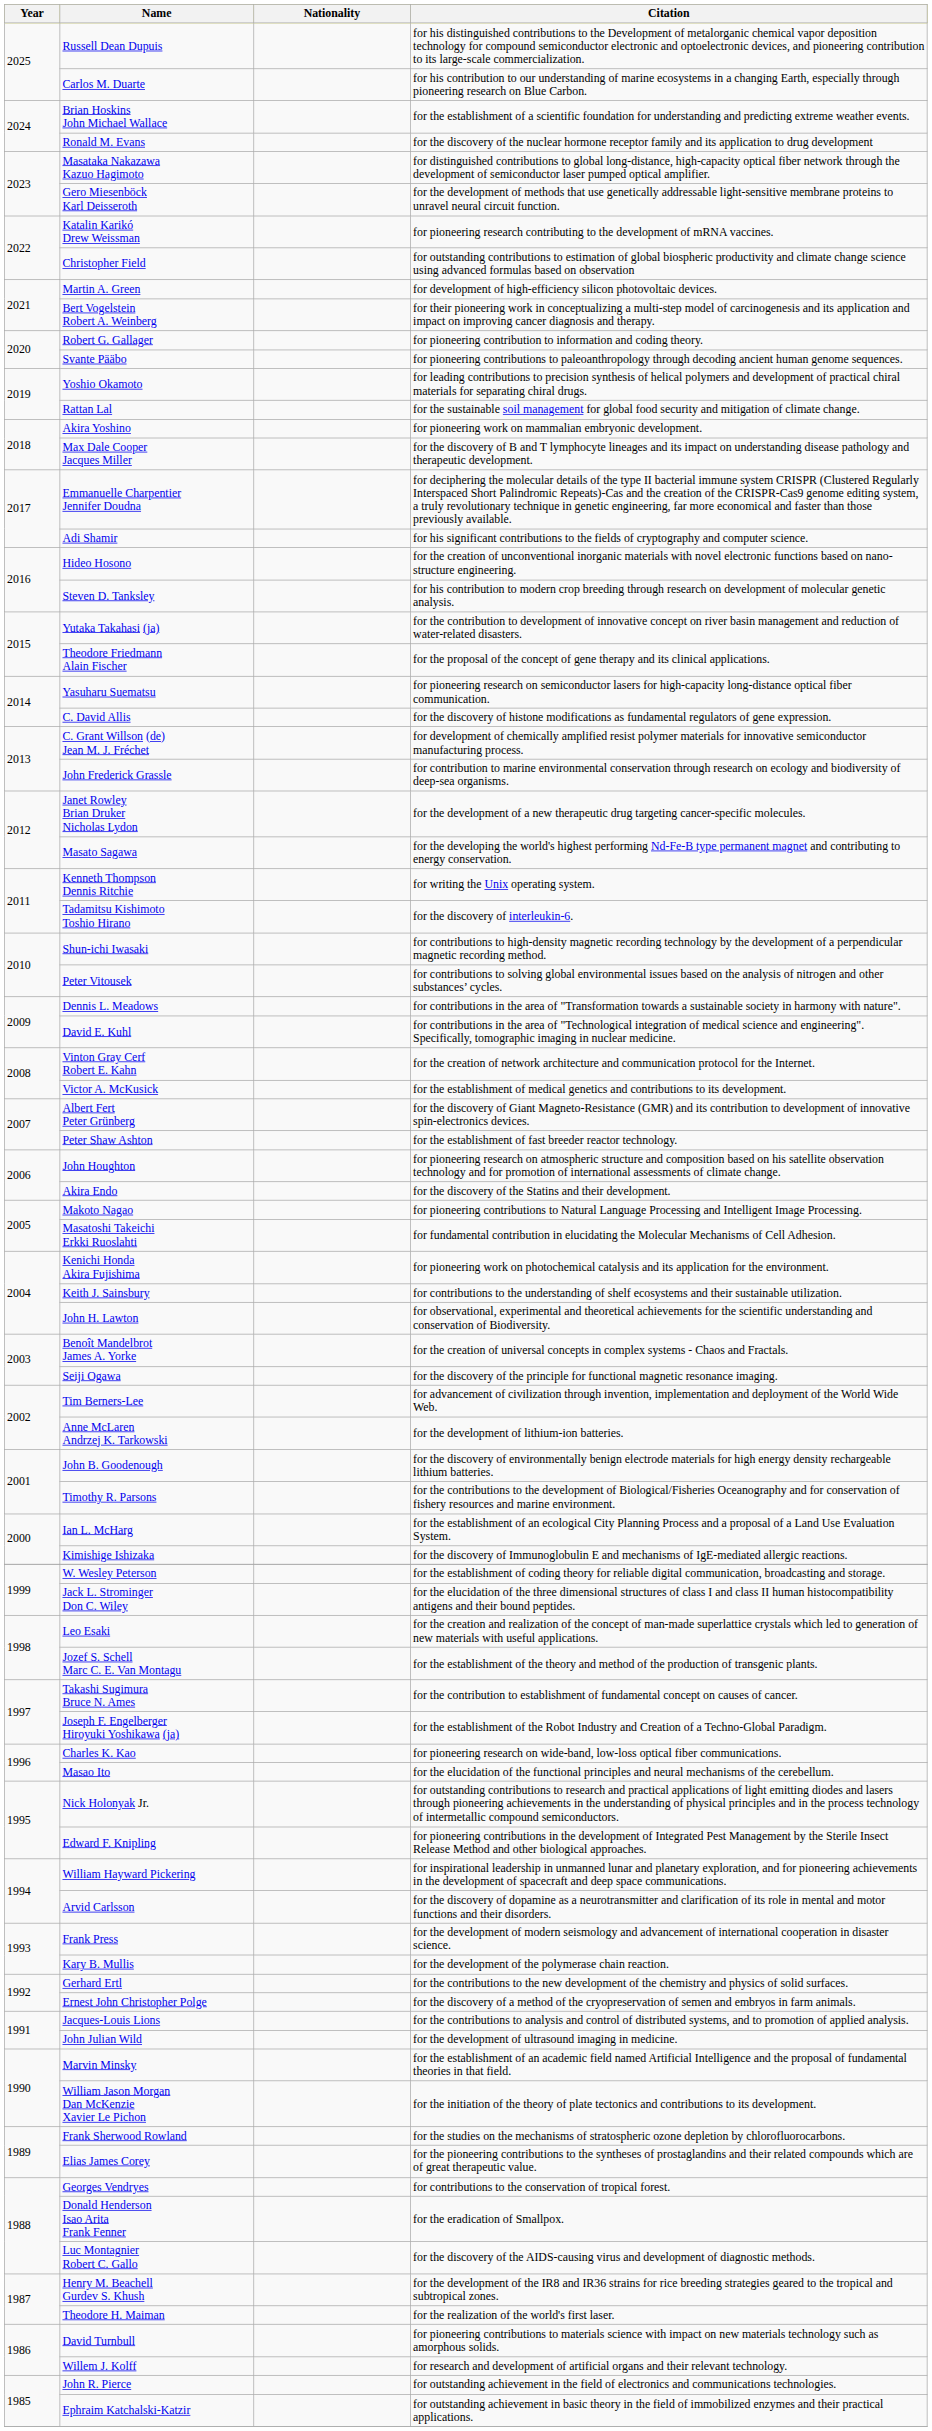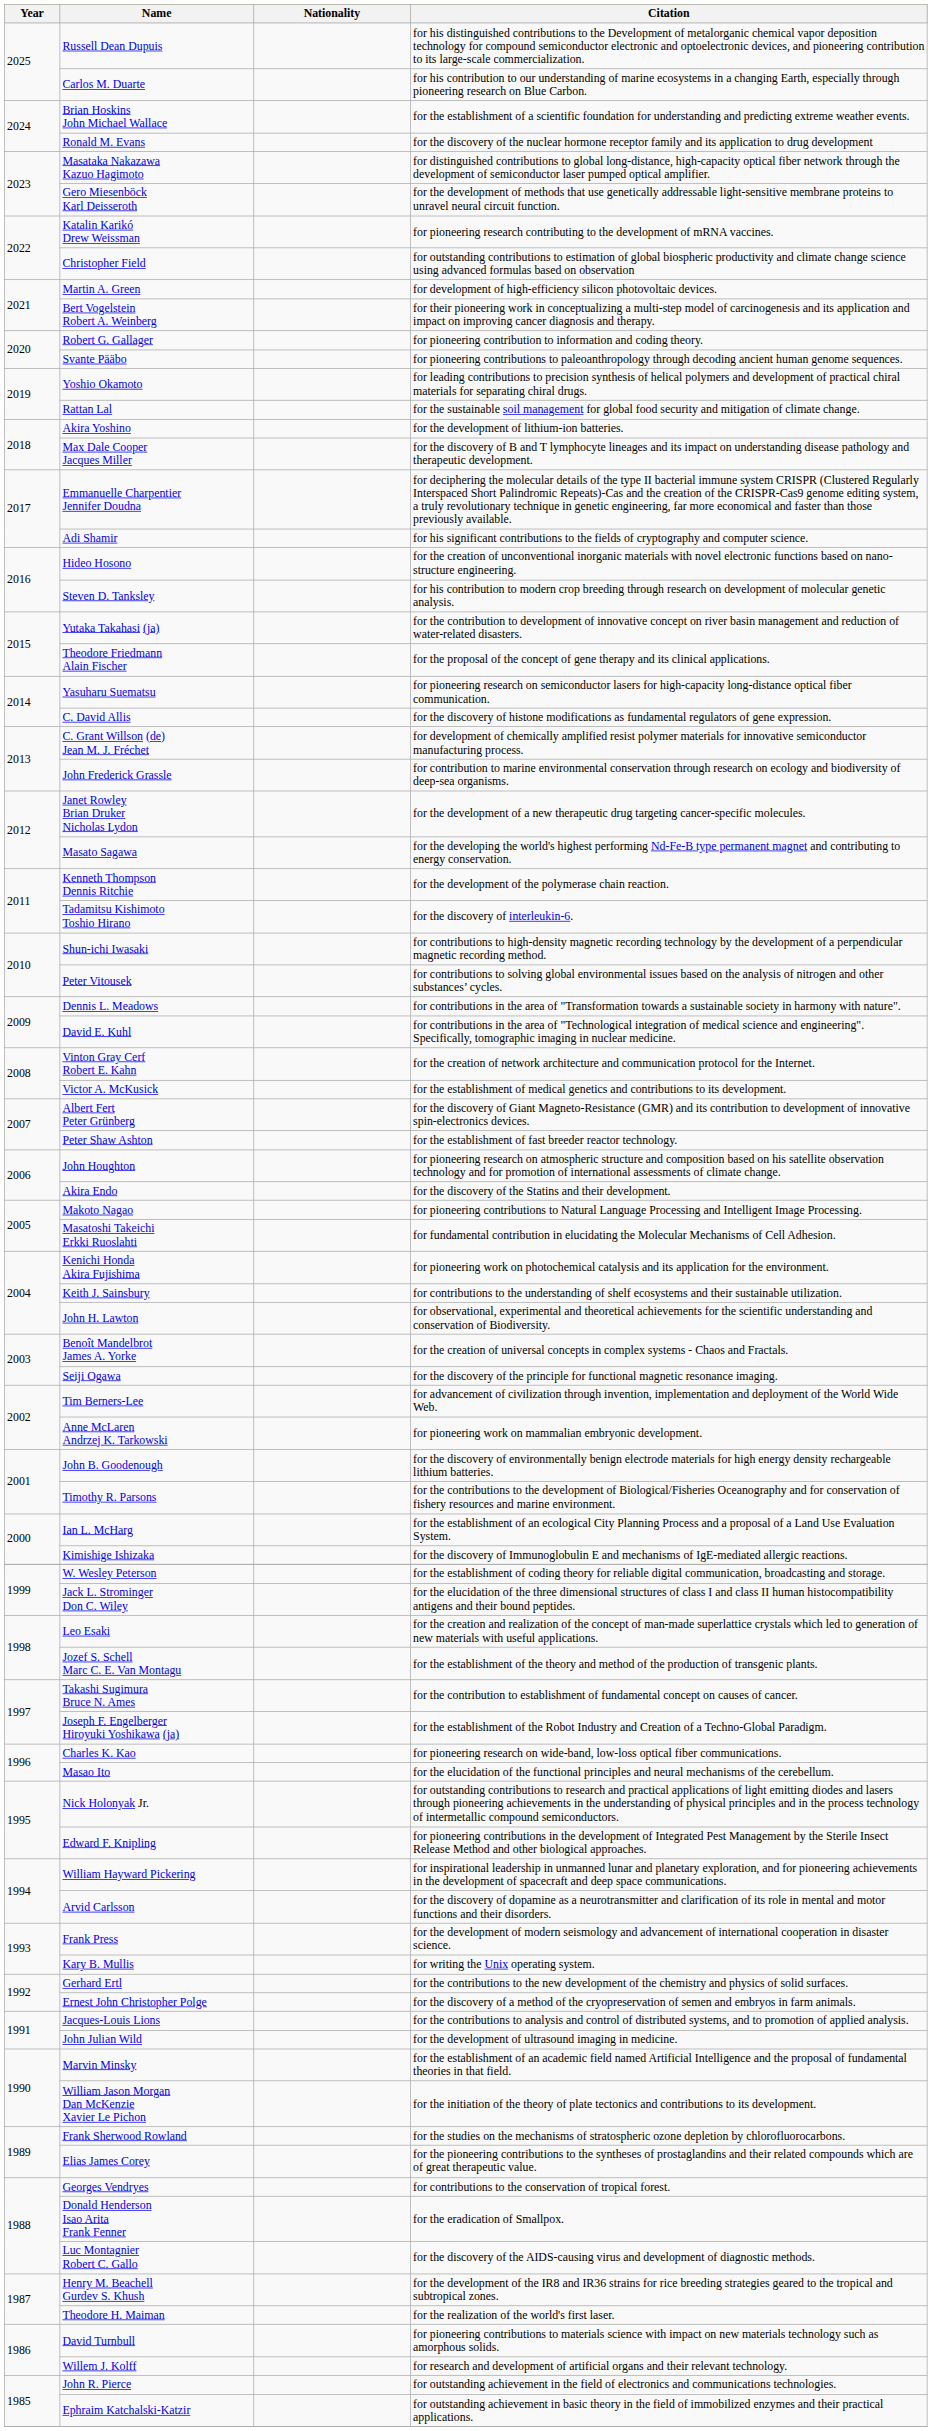(558, 428) for pioneering work on mammalian embryonic development. -> (518, 428) for the development of lithium-ion batteries.
(504, 884) for writing the Unix operating system. -> (541, 884) for the development of the polymerase chain reaction.
(518, 1433) for the development of lithium-ion batteries. -> (558, 1433) for pioneering work on mammalian embryonic development.
(541, 1964) for the development of the polymerase chain reaction. -> (504, 1964) for writing the Unix operating system.
